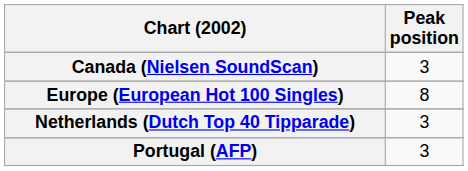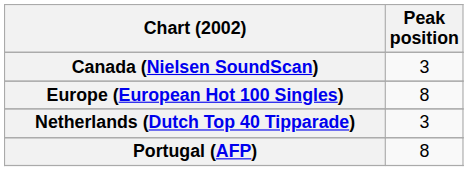(424, 151) 3 -> (424, 151) 8
